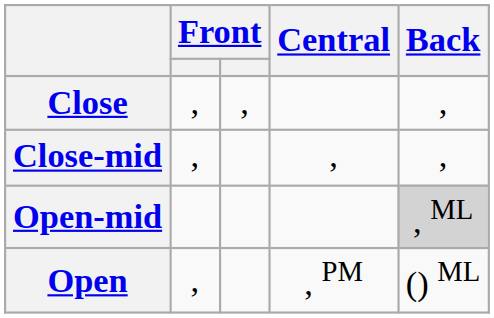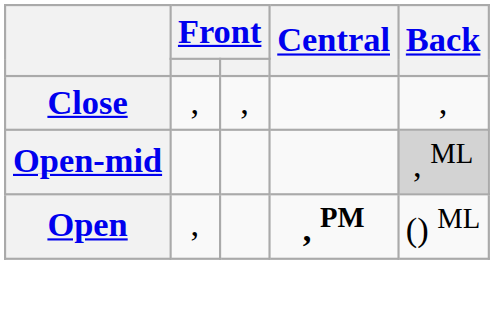- row: (88, 156)
(334, 279) normal -> (334, 225) bold
